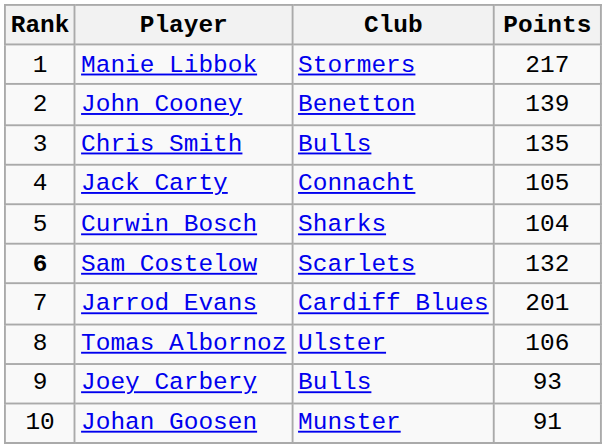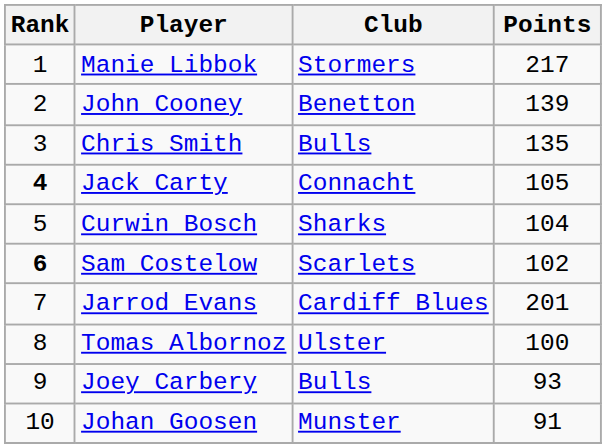(40, 184) normal -> (40, 184) bold
(547, 264) 132 -> (547, 264) 102
(547, 344) 106 -> (547, 344) 100
